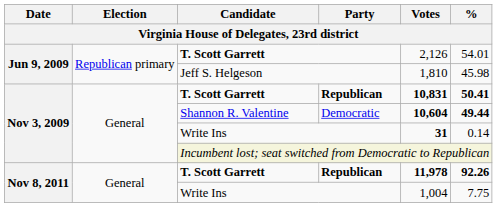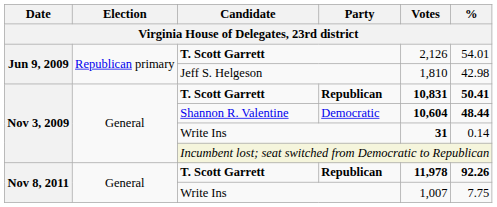(475, 73) 45.98 -> (475, 73) 42.98
(475, 113) 49.44 -> (475, 113) 48.44
(433, 192) 1,004 -> (433, 192) 1,007
